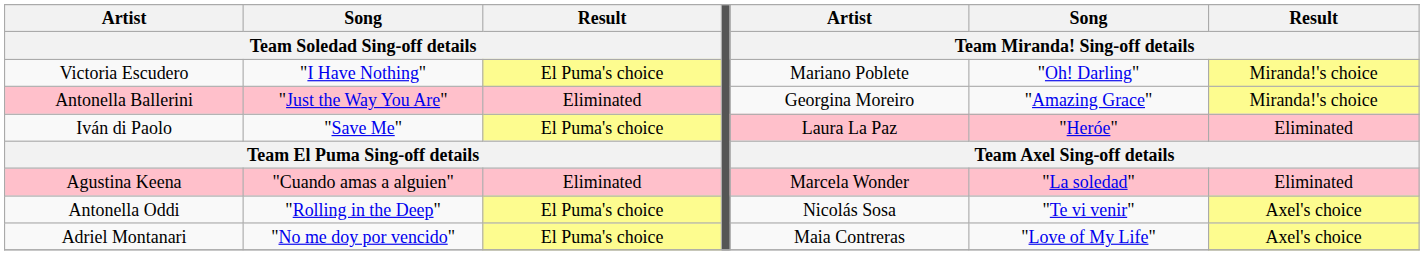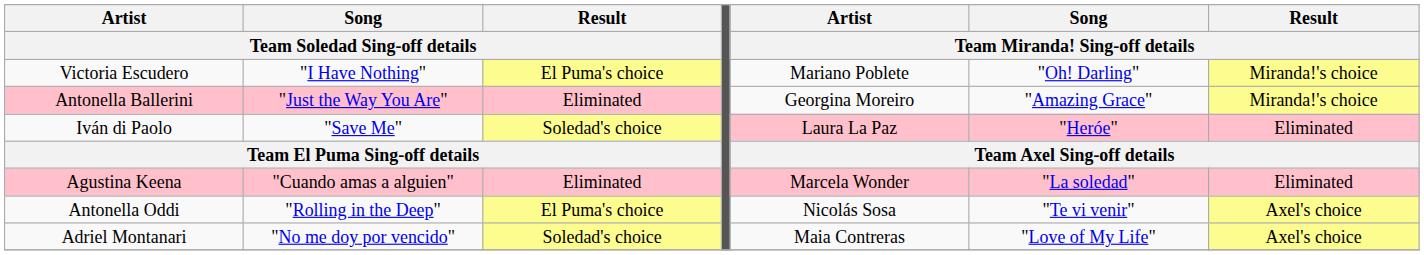(602, 127) El Puma's choice -> (602, 127) Soledad's choice
(602, 237) El Puma's choice -> (602, 237) Soledad's choice
